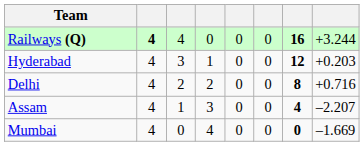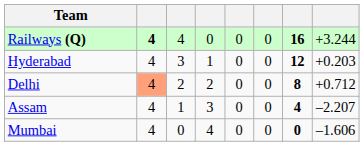(152, 84) no background -> (152, 84) lightsalmon background
(335, 84) +0.716 -> (335, 84) +0.712
(335, 130) –1.669 -> (335, 130) –1.606
